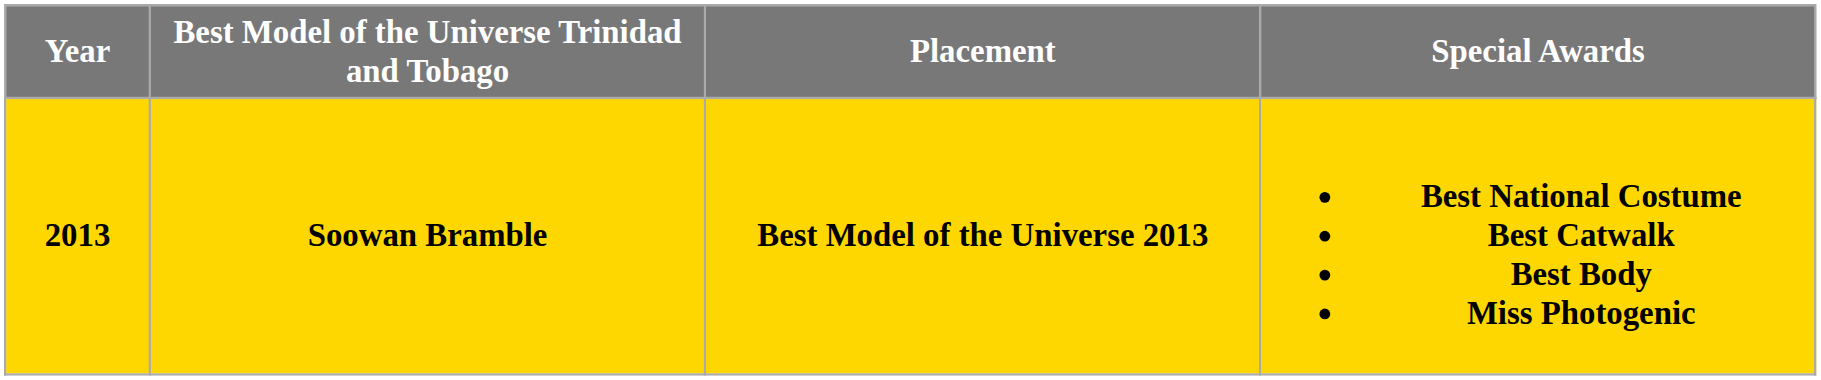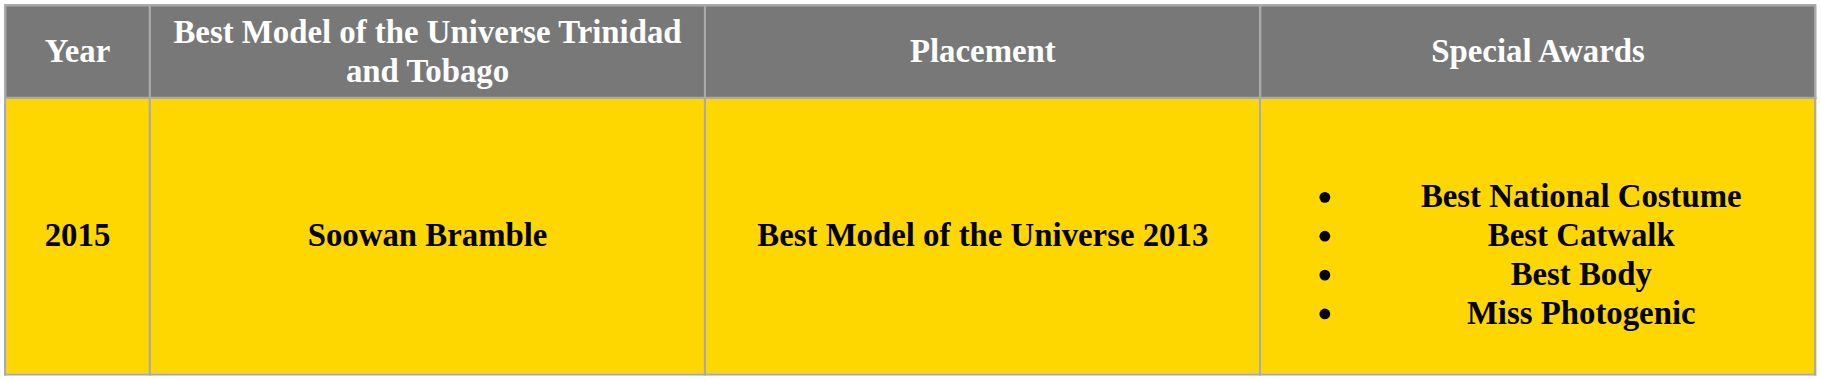(78, 235) 2013 -> (78, 235) 2015
